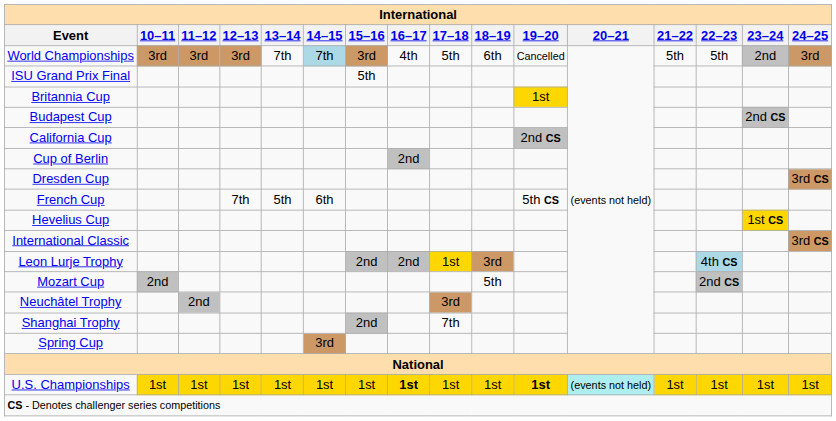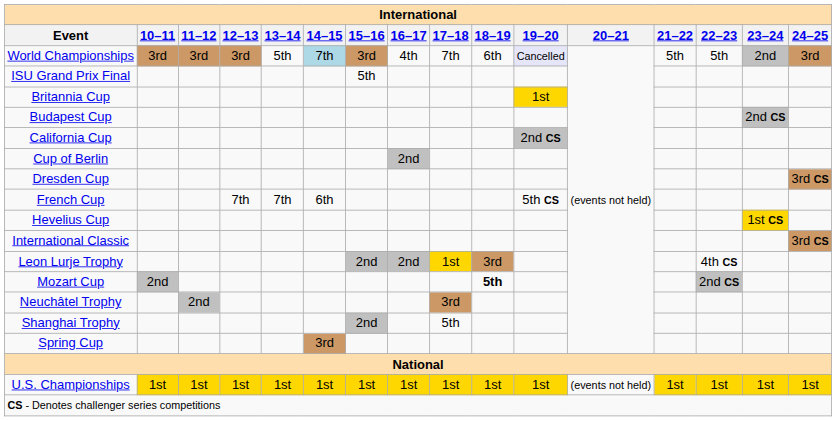(283, 55) 7th -> (283, 55) 5th
(451, 55) 5th -> (451, 55) 7th
(541, 56) no background -> (541, 56) lavender background
(283, 199) 5th -> (283, 199) 7th
(719, 261) lightblue background -> (719, 261) no background
(493, 281) normal -> (493, 281) bold
(451, 323) 7th -> (451, 323) 5th
(409, 384) bold -> (409, 384) normal
(541, 384) bold -> (541, 384) normal
(611, 385) paleturquoise background -> (611, 385) no background
